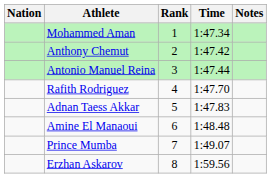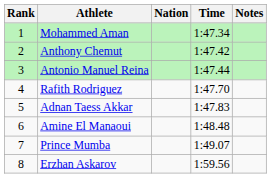columns swapped: (175, 13) <-> (24, 13)
